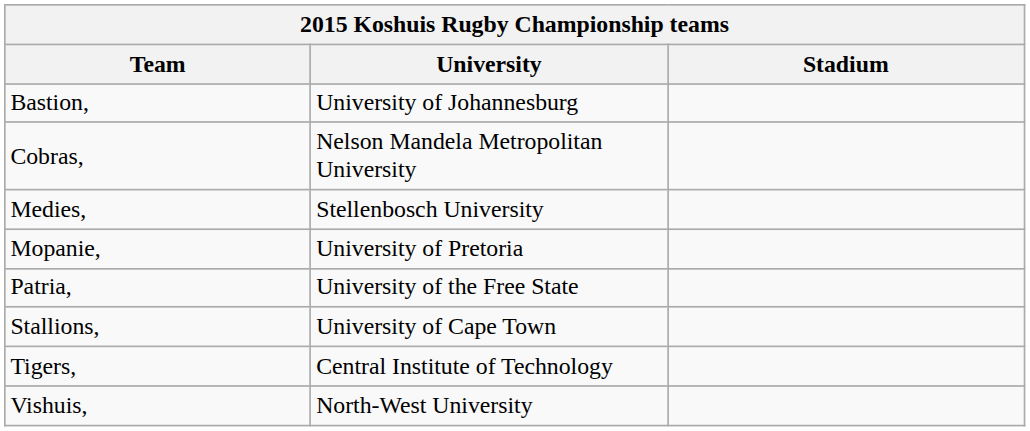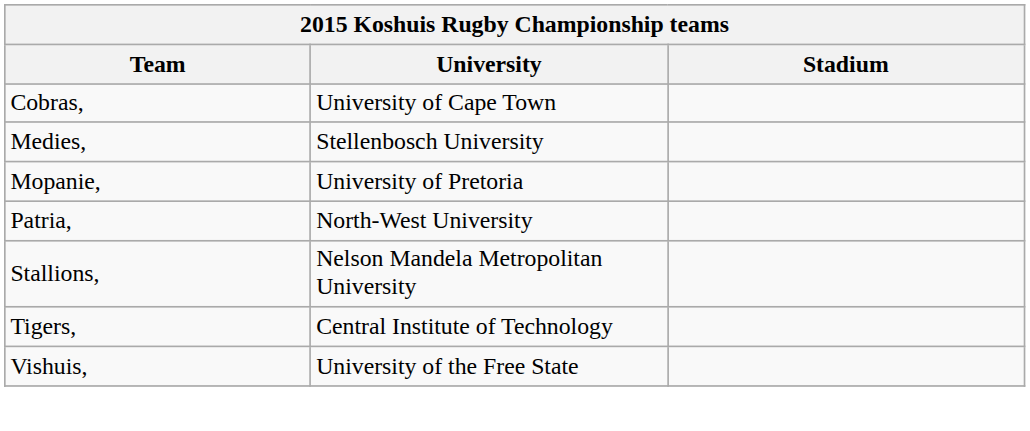- row: (50, 102)
(459, 156) Nelson Mandela Metropolitan University -> (436, 102) University of Cape Town
(447, 287) University of the Free State -> (424, 220) North-West University
(436, 326) University of Cape Town -> (459, 273) Nelson Mandela Metropolitan University
(424, 405) North-West University -> (447, 366) University of the Free State
